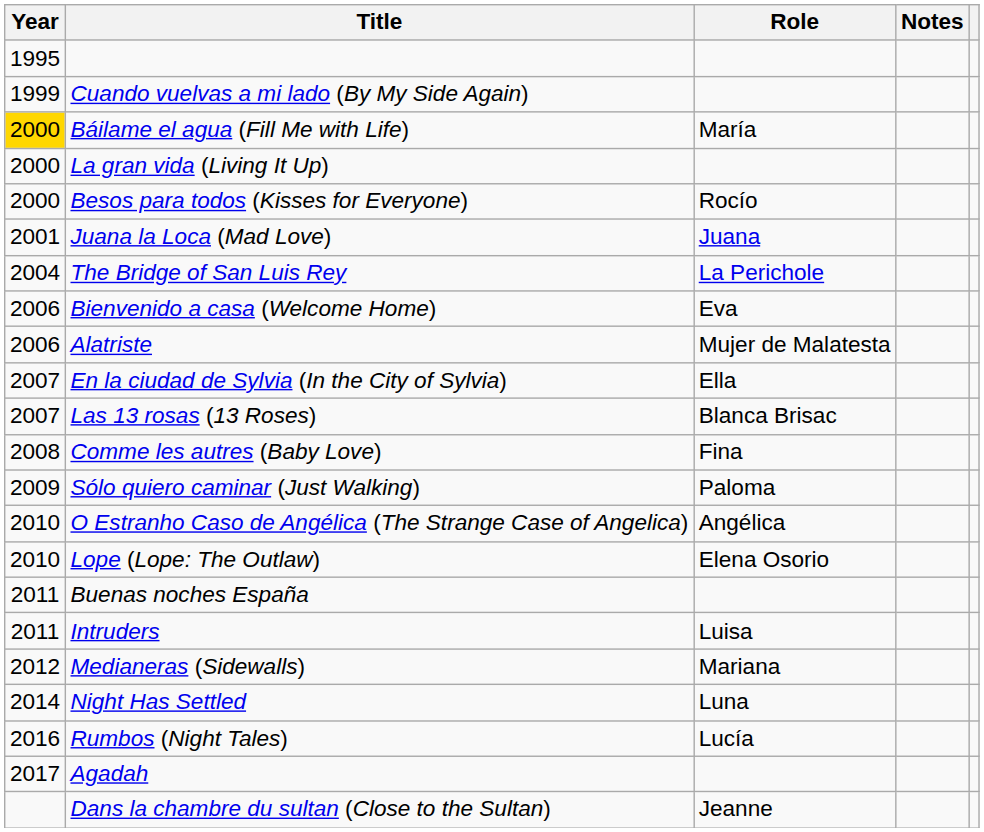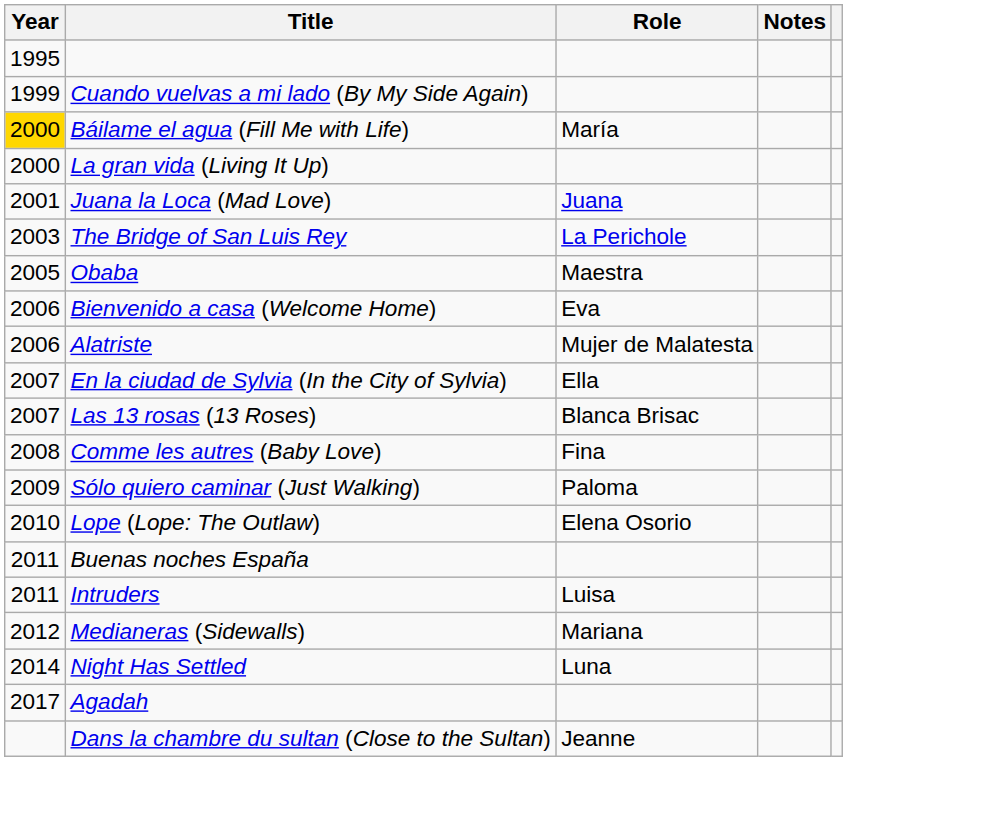- row: (269, 201)
(35, 272) 2004 -> (35, 237) 2003
+ row: (104, 272)
- row: (379, 523)
- row: (179, 737)
